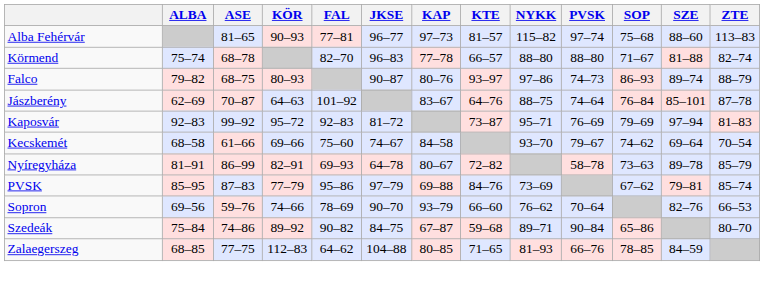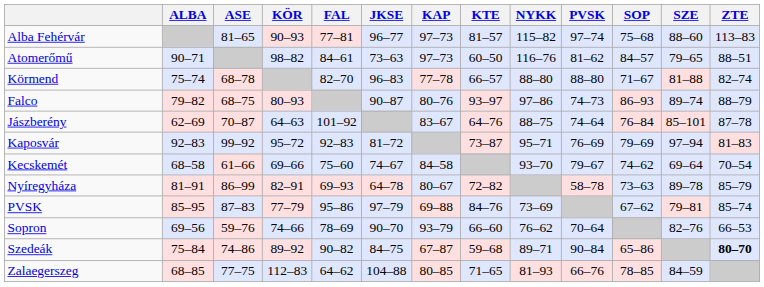+ row: (40, 57)
(735, 228) normal -> (735, 249) bold
